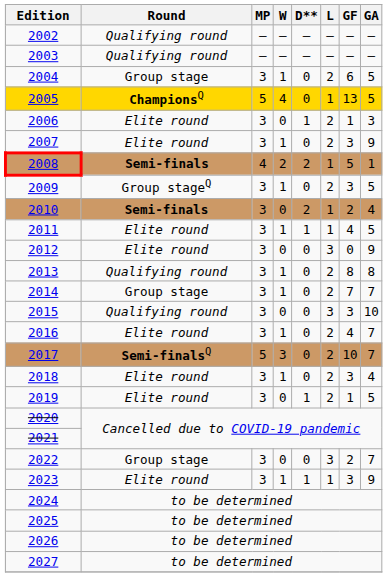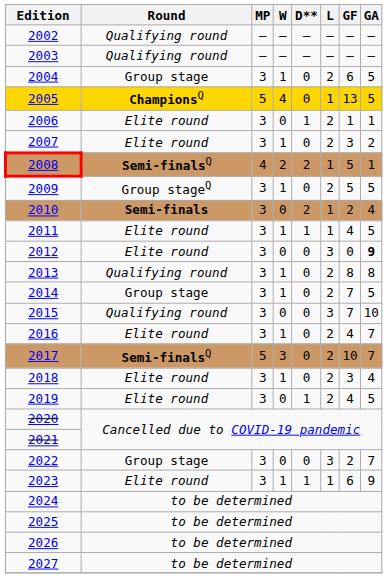(371, 121) 3 -> (371, 121) 1
(371, 142) 9 -> (371, 142) 2
(167, 164) Semi-finals -> (167, 164) Semi-finalsQ
(350, 187) 3 -> (350, 188) 5
(371, 250) normal -> (371, 251) bold
(371, 291) 7 -> (371, 293) 5
(350, 312) 3 -> (350, 313) 7
(350, 397) 1 -> (350, 399) 4
(350, 479) 3 -> (350, 481) 6
